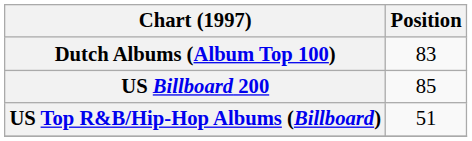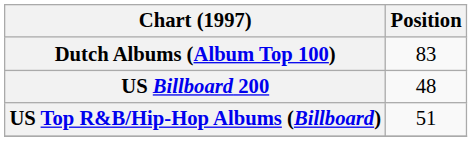(426, 86) 85 -> (426, 86) 48
